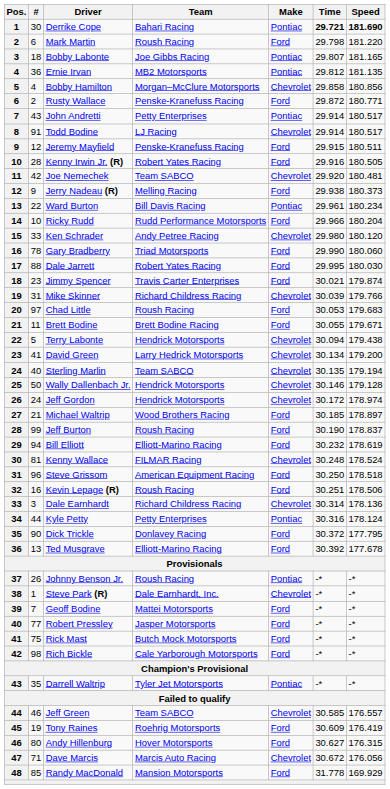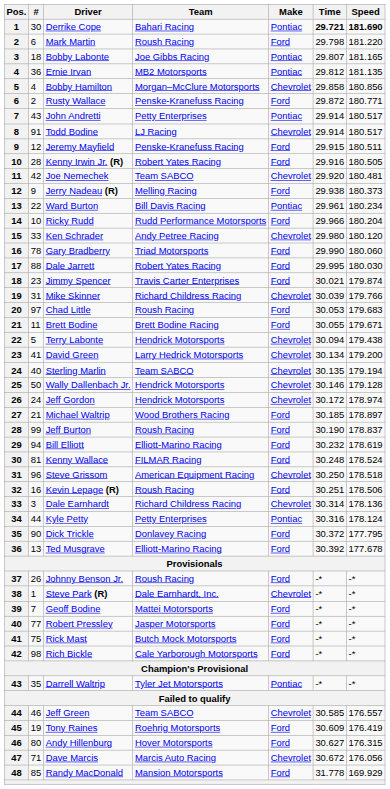(291, 460) Chevrolet -> (280, 460) Ford
(280, 474) Ford -> (291, 474) Chevrolet
(286, 579) Pontiac -> (280, 579) Ford
